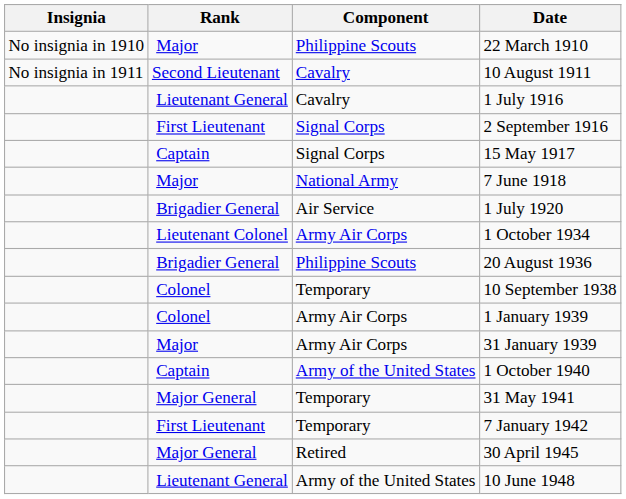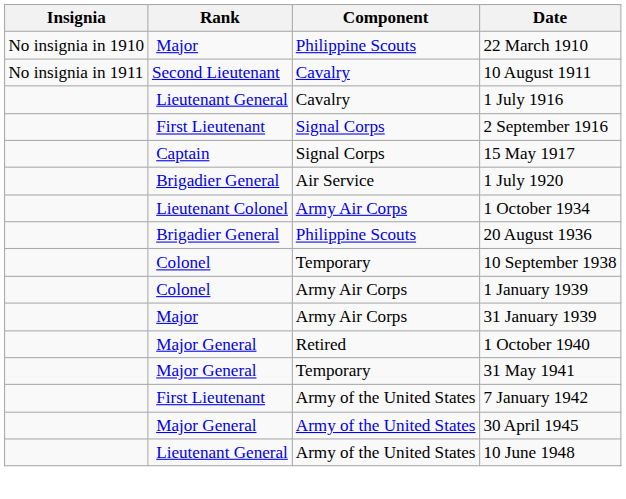- row: (525, 180)
(181, 371) Captain -> (204, 343) Major General
(386, 371) Army of the United States -> (321, 343) Retired
(333, 425) Temporary -> (386, 398) Army of the United States
(321, 452) Retired -> (386, 425) Army of the United States
